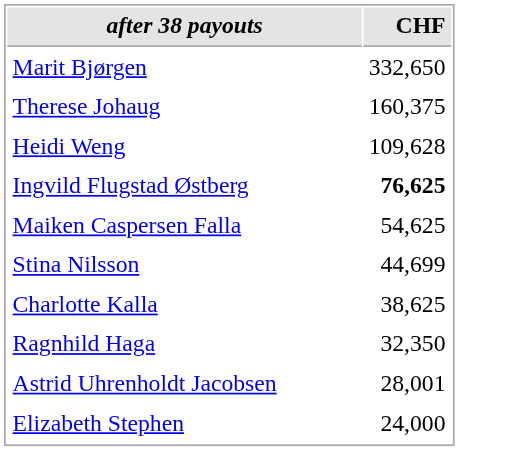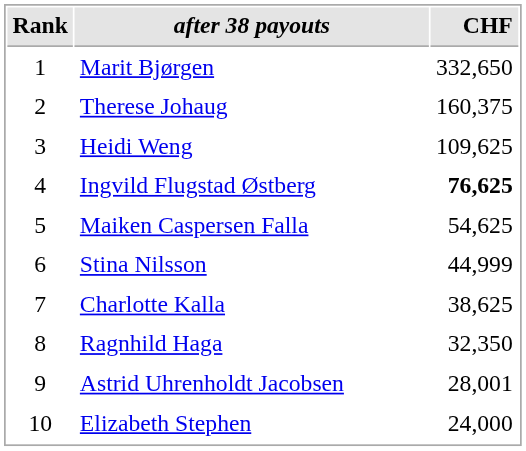+ column: (40, 26)
(407, 146) 109,628 -> (474, 146) 109,625
(413, 265) 44,699 -> (480, 265) 44,999
